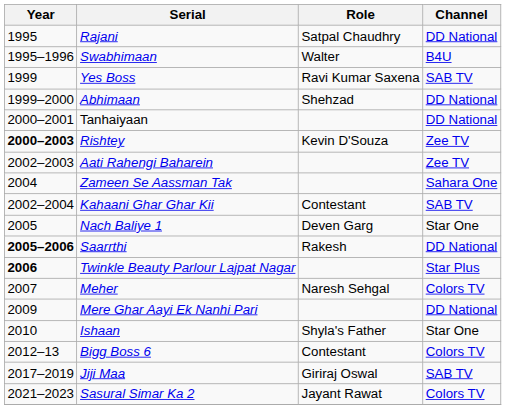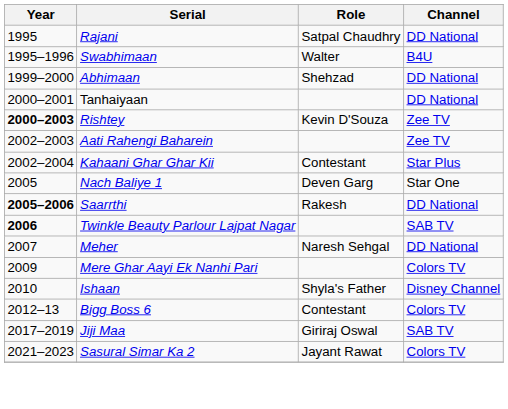- row: (108, 78)
- row: (156, 183)
(449, 204) SAB TV -> (433, 162) Star Plus
(453, 267) Star Plus -> (430, 225) SAB TV
(455, 288) Colors TV -> (442, 246) DD National
(462, 309) DD National -> (436, 267) Colors TV
(452, 330) Star One -> (453, 288) Disney Channel
